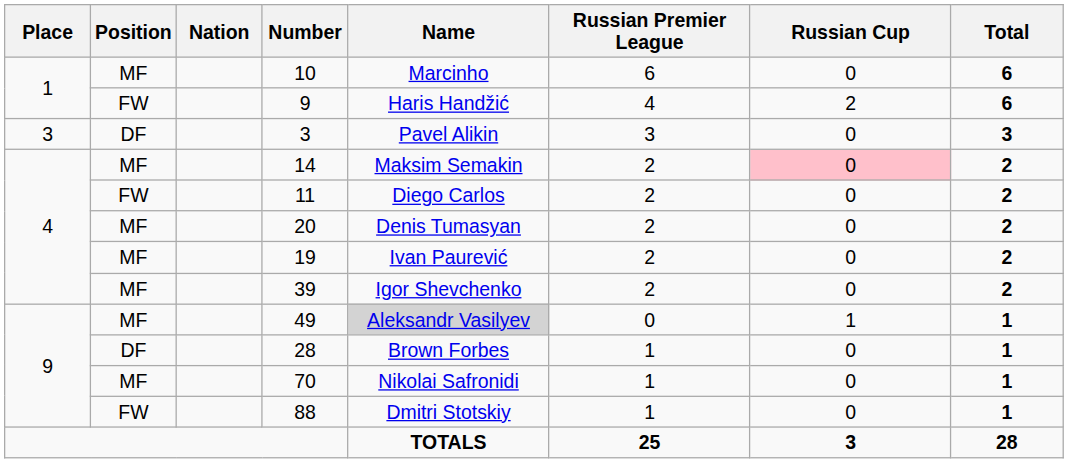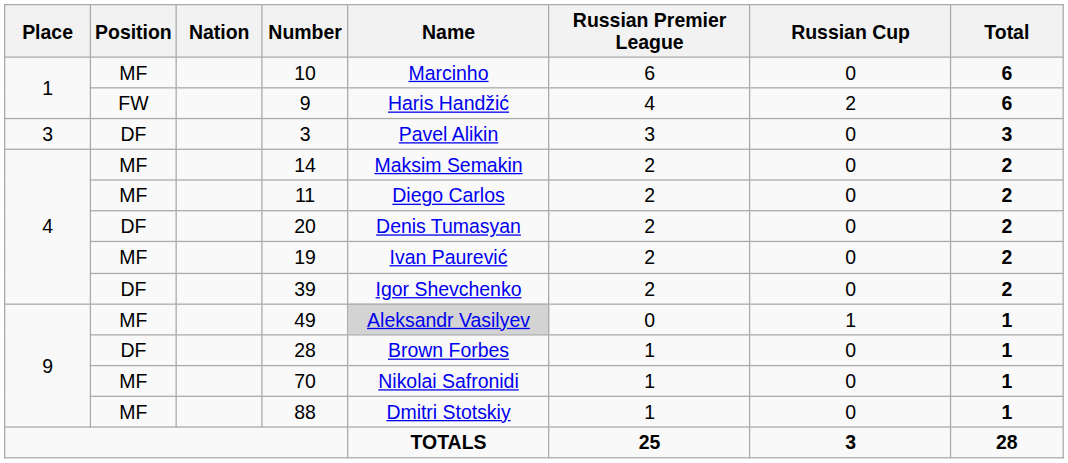(851, 165) pink background -> (851, 165) no background
(133, 196) FW -> (133, 196) MF
(133, 227) MF -> (133, 227) DF
(133, 288) MF -> (133, 288) DF
(133, 412) FW -> (133, 412) MF
